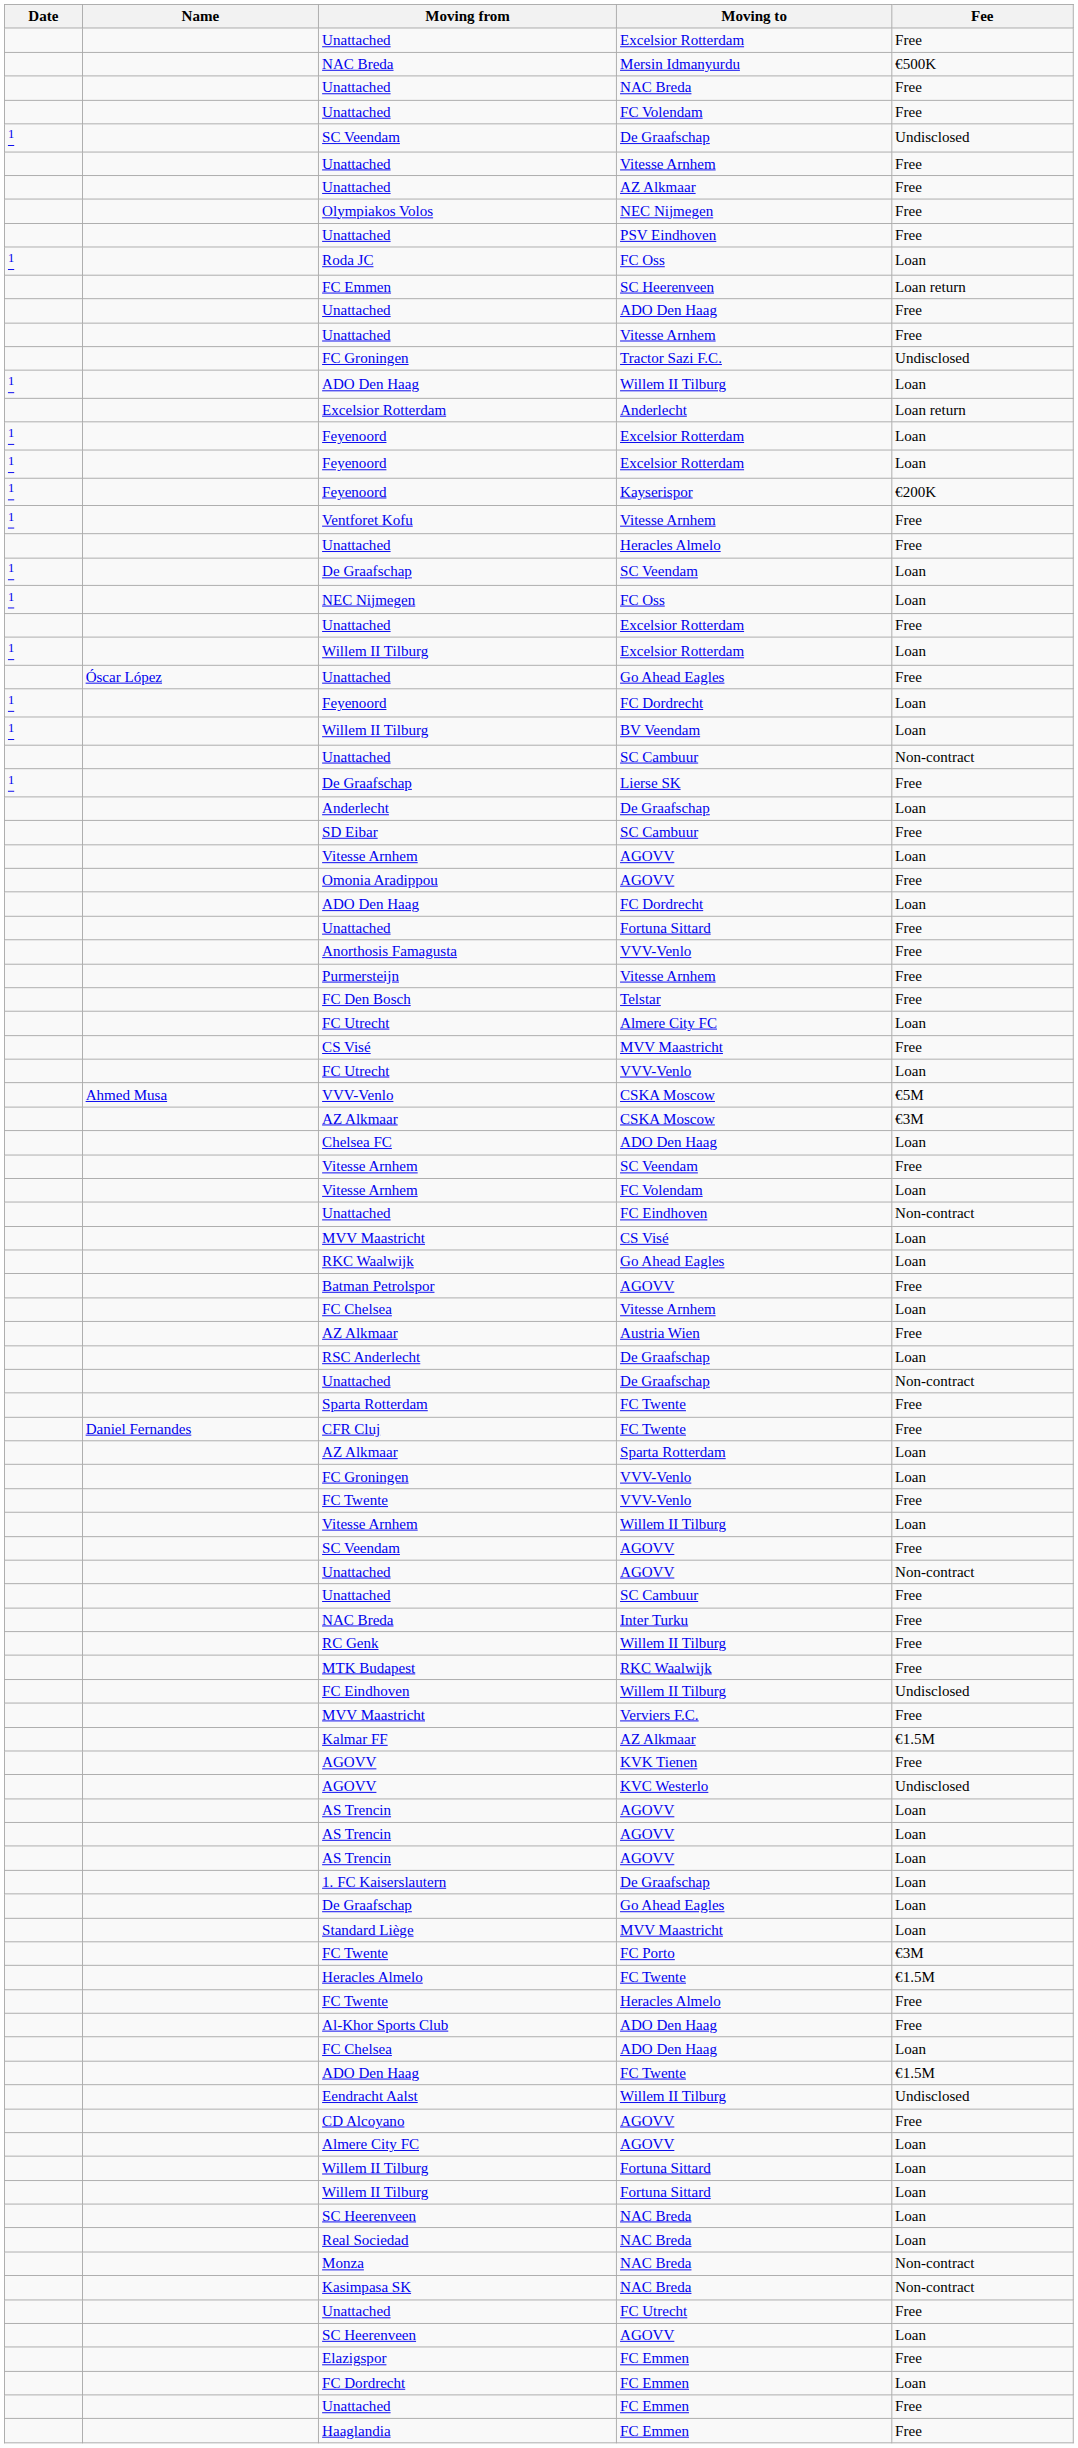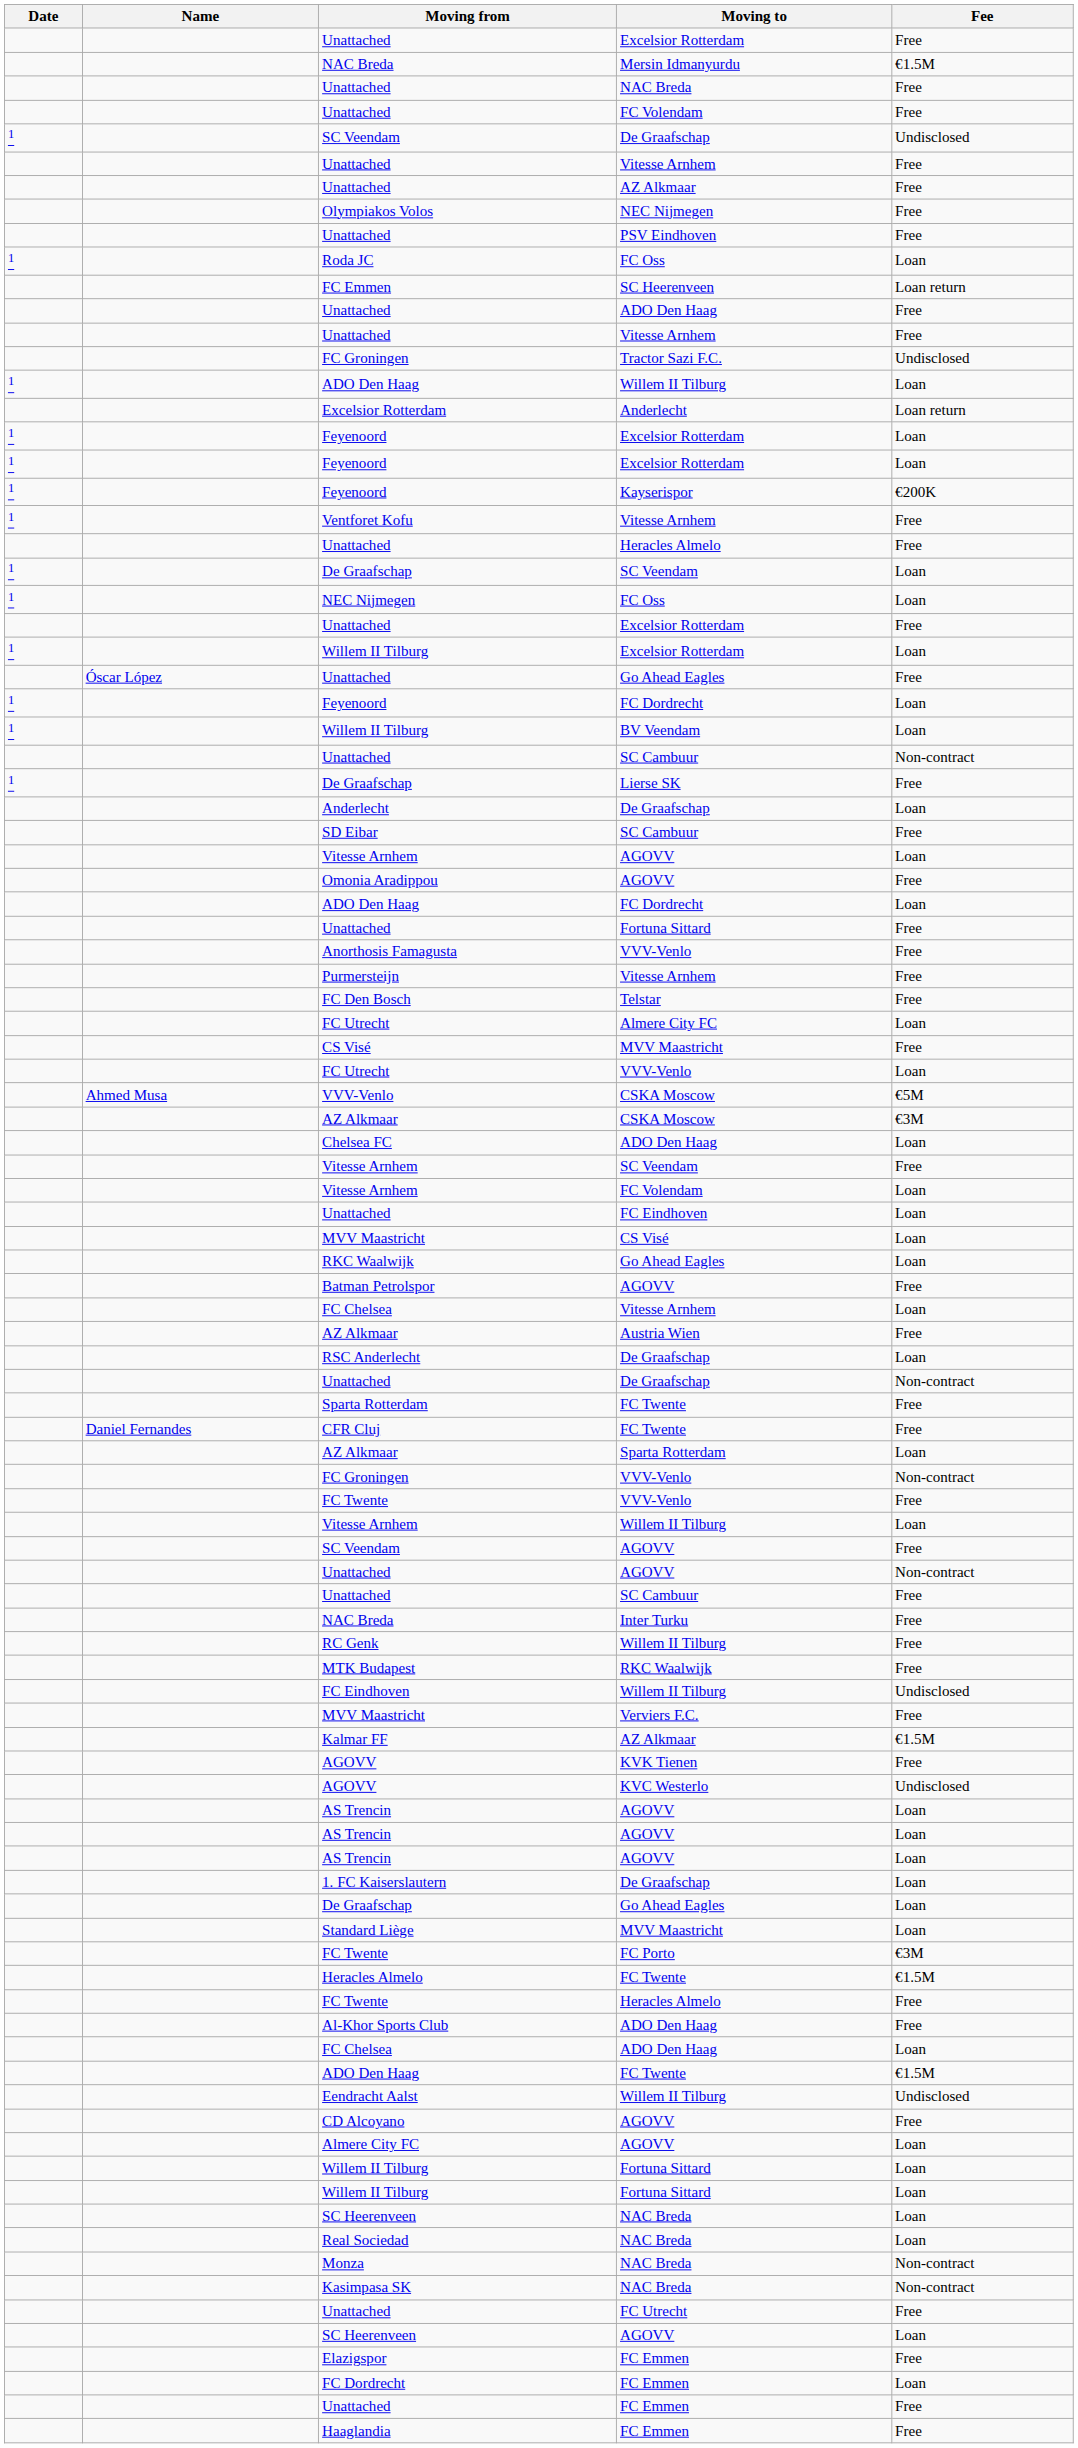(916, 64) €500K -> (915, 64) €1.5M
(935, 1214) Non-contract -> (911, 1214) Loan
(911, 1476) Loan -> (935, 1476) Non-contract
